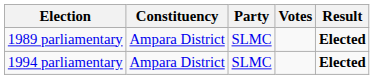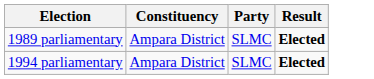- column: (295, 16)
